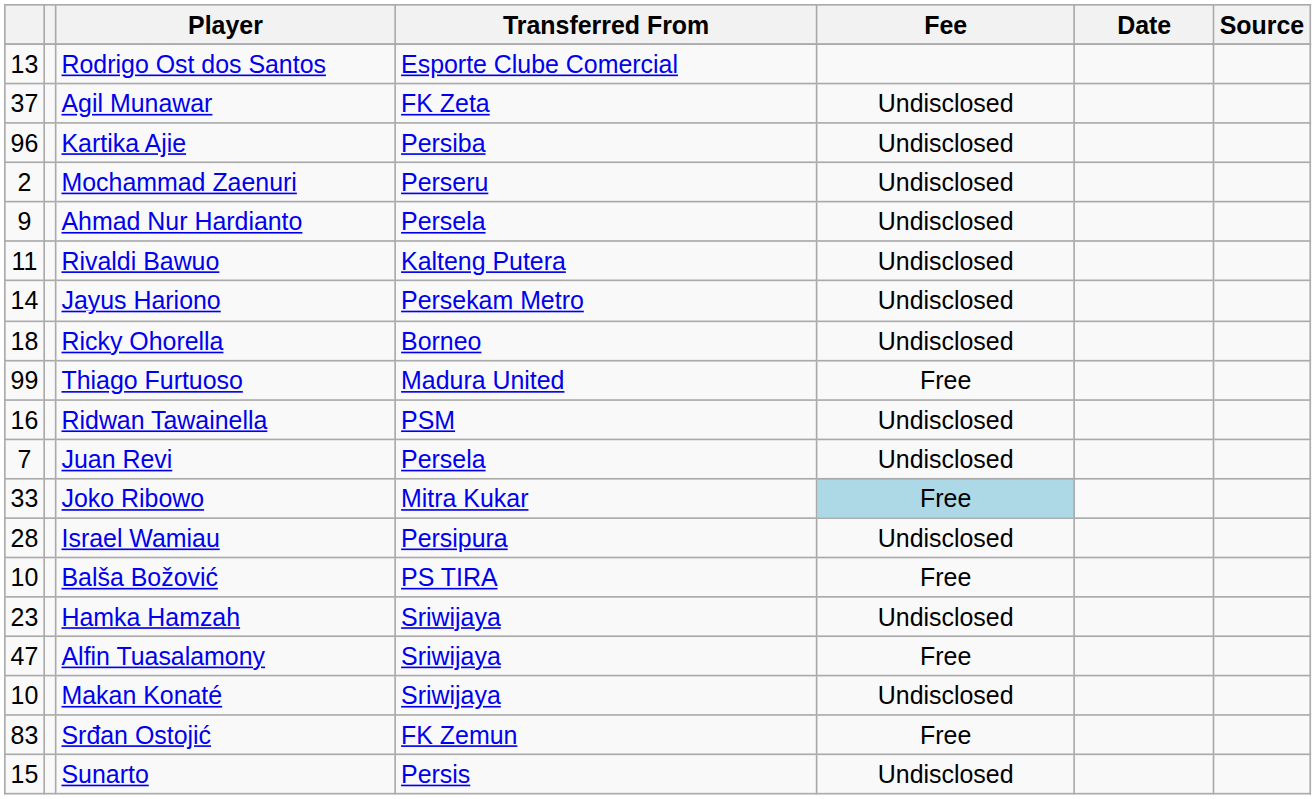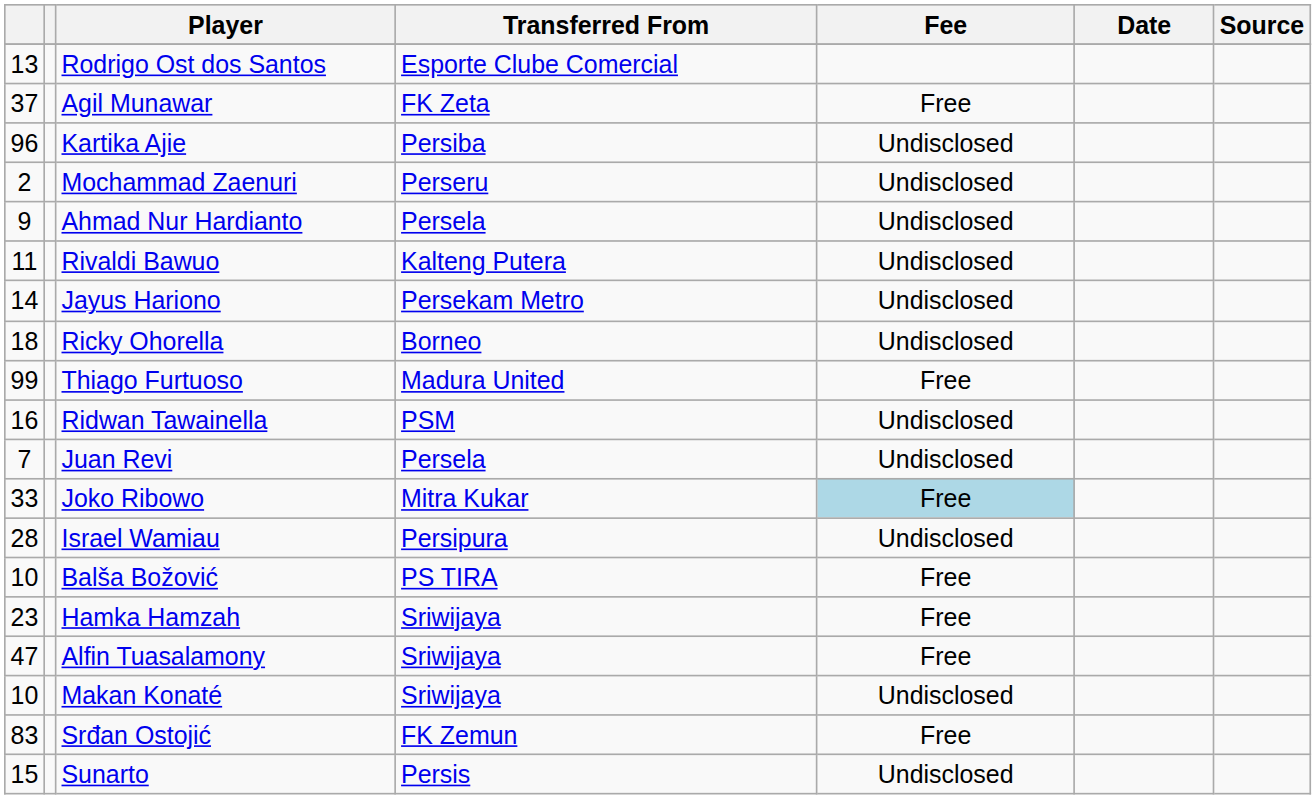(946, 104) Undisclosed -> (946, 104) Free
(946, 617) Undisclosed -> (946, 617) Free
